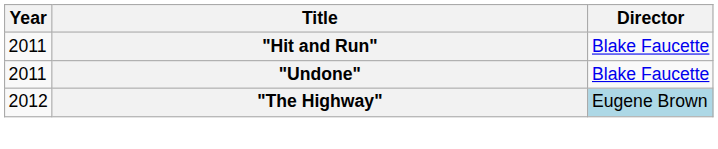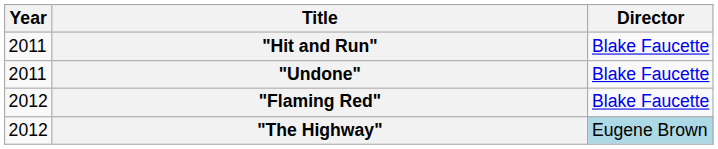+ row: (320, 102)
